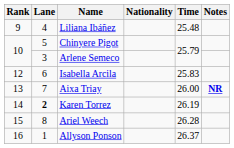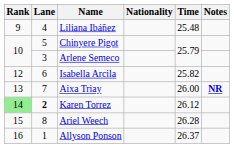(188, 74) 25.83 -> (188, 74) 25.82
(18, 105) no background -> (18, 105) lightgreen background
(188, 105) 26.19 -> (188, 105) 26.12
